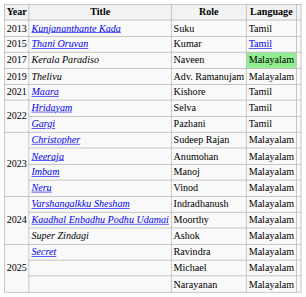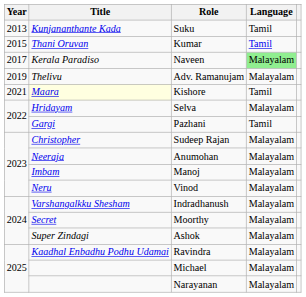(45, 92) no background -> (45, 92) lightyellow background
(260, 108) Tamil -> (271, 108) Malayalam
(100, 220) Kaadhal Enbadhu Podhu Udamai -> (44, 220) Secret
(44, 252) Secret -> (100, 252) Kaadhal Enbadhu Podhu Udamai
